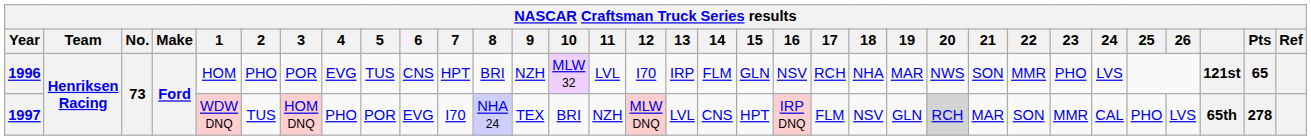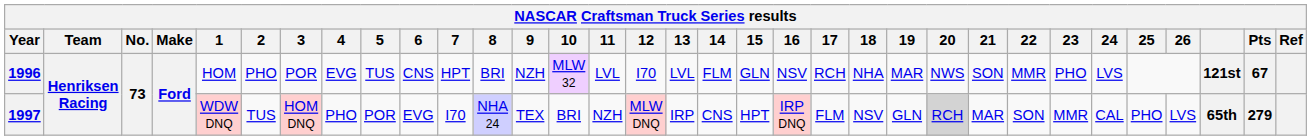(682, 73) IRP -> (682, 73) LVL
(1260, 73) 65 -> (1260, 73) 67
(682, 115) LVL -> (682, 115) IRP
(1260, 115) 278 -> (1260, 115) 279
